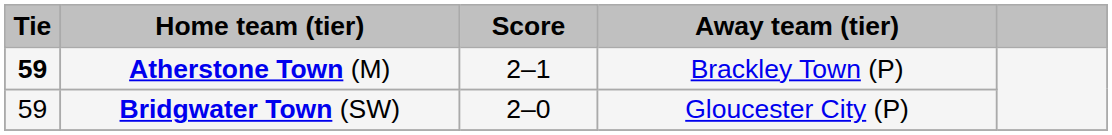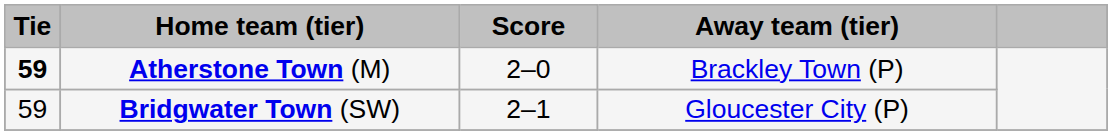(528, 68) 2–1 -> (528, 68) 2–0
(528, 110) 2–0 -> (528, 110) 2–1
